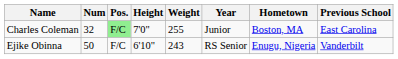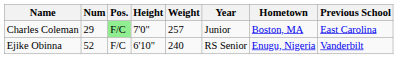(89, 29) 32 -> (89, 29) 29
(176, 29) 255 -> (176, 29) 257
(89, 45) 50 -> (89, 45) 52
(176, 45) 243 -> (176, 45) 240
